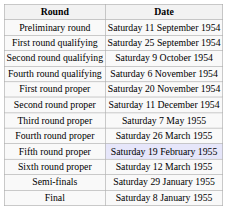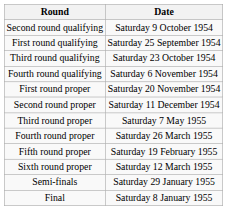- row: (55, 27)
rows swapped: (55, 43) <-> (55, 58)
+ row: (55, 58)
(164, 151) lavender background -> (164, 151) no background
